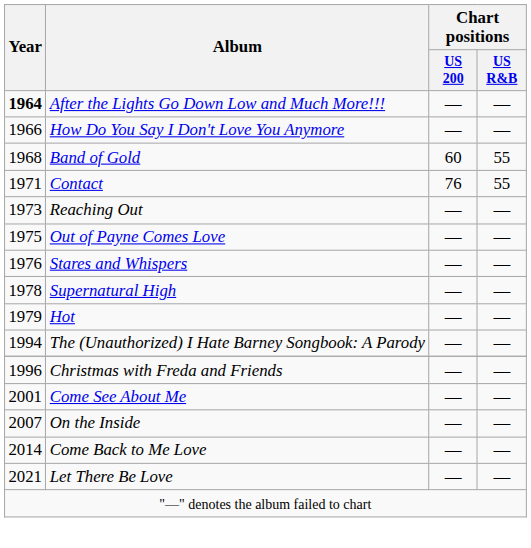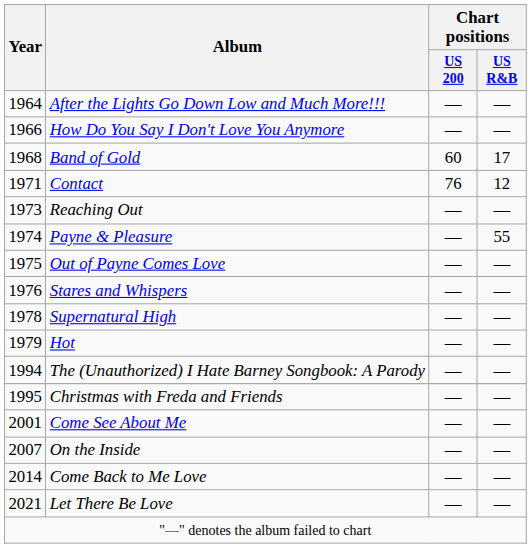(25, 103) bold -> (25, 103) normal
(502, 156) 55 -> (502, 156) 17
(502, 183) 55 -> (502, 183) 12
+ row: (111, 236)
(25, 370) 1996 -> (25, 396) 1995
